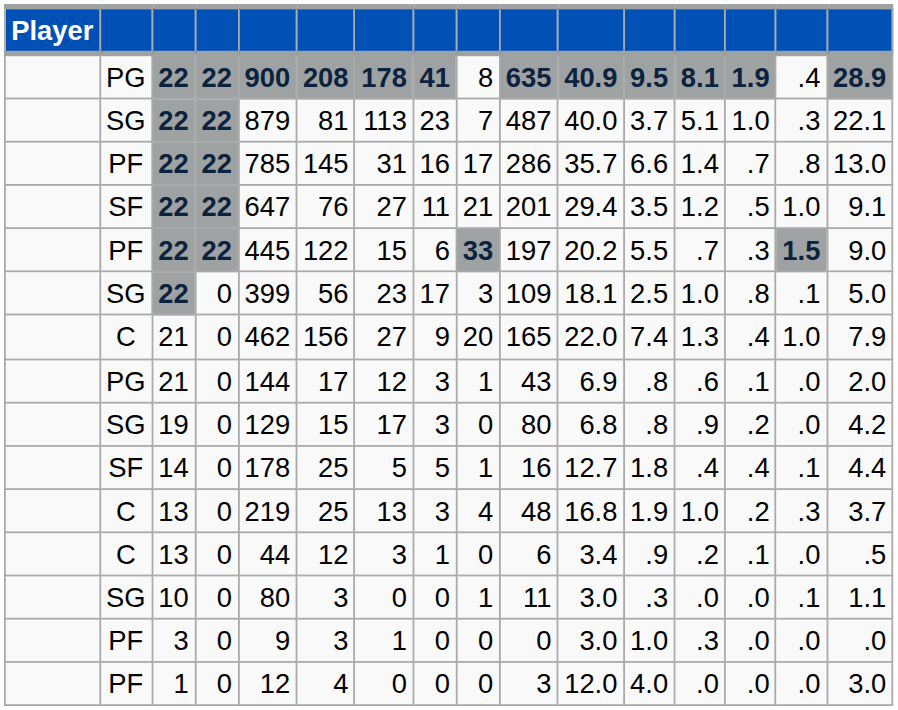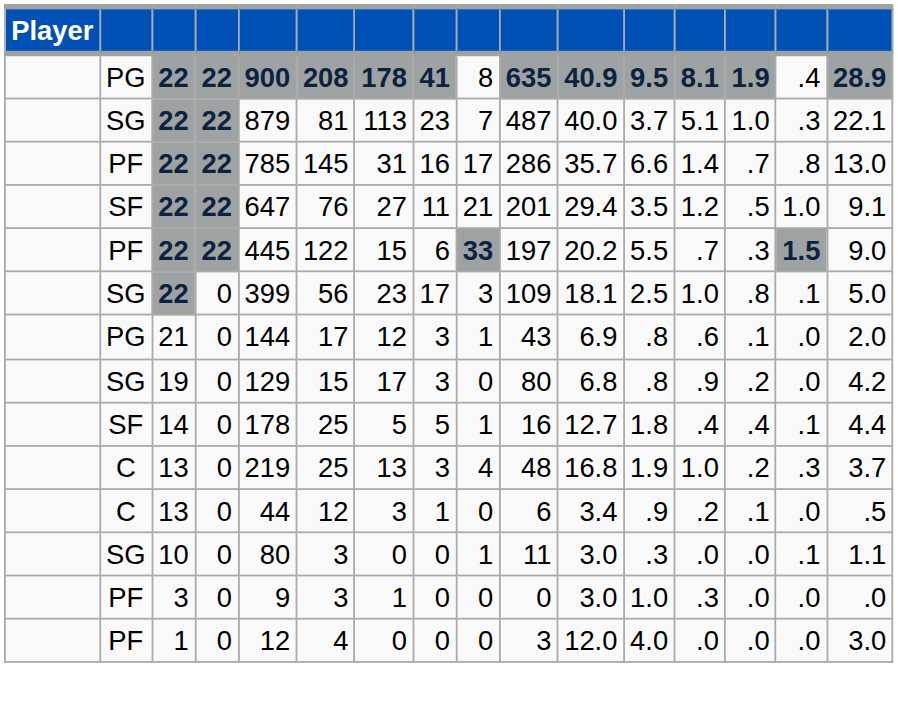- row: (126, 337)
